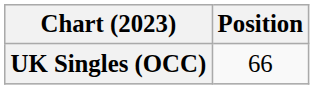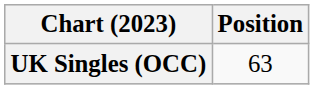(260, 63) 66 -> (260, 63) 63
